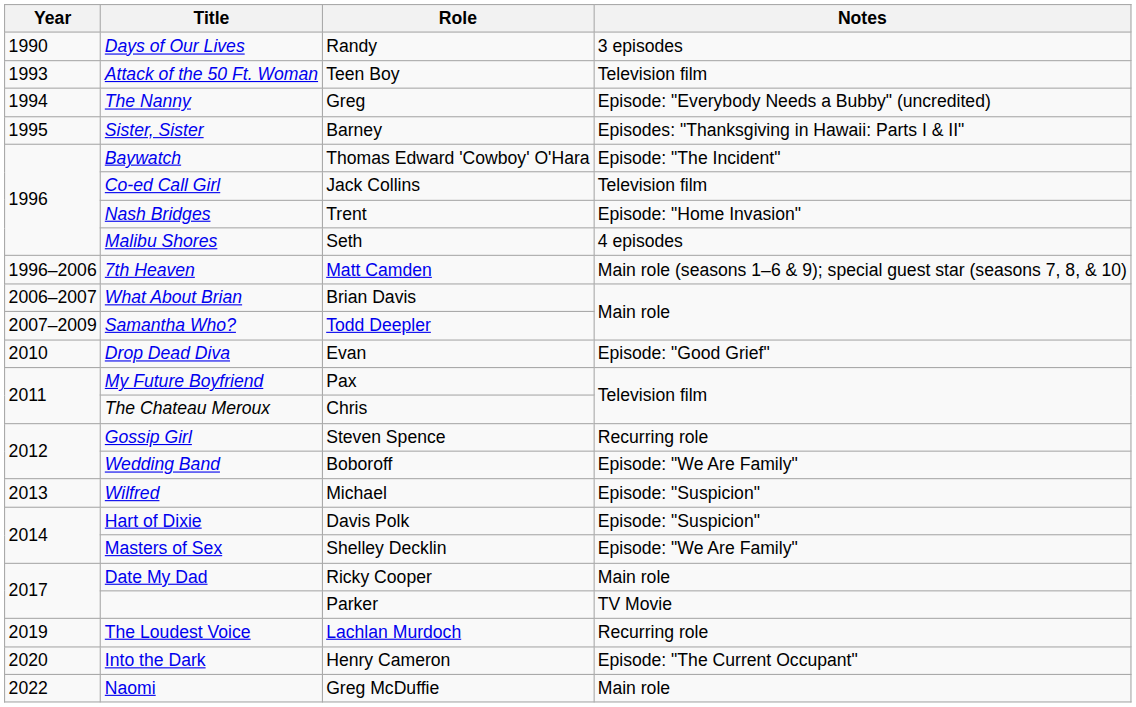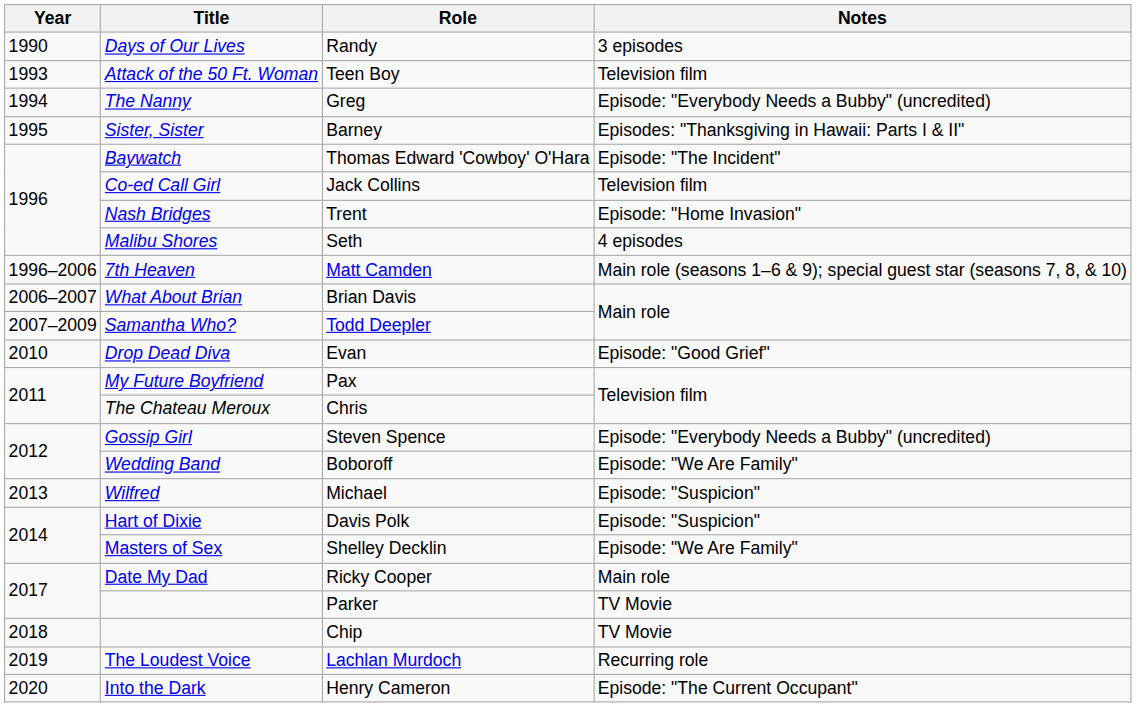(653, 437) Recurring role -> (794, 437) Episode: "Everybody Needs a Bubby" (uncredited)
+ row: (344, 632)
- row: (383, 688)
